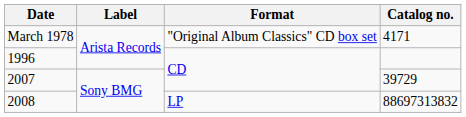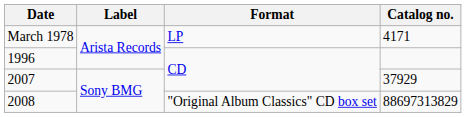(272, 36) "Original Album Classics" CD box set -> (175, 36) LP
(400, 79) 39729 -> (400, 79) 37929
(175, 101) LP -> (272, 101) "Original Album Classics" CD box set
(421, 101) 88697313832 -> (421, 101) 88697313829
